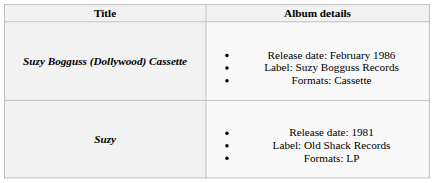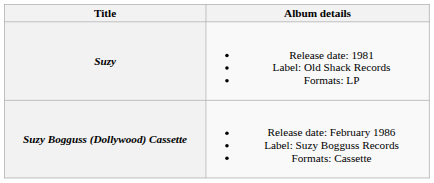rows swapped: (105, 139) <-> (105, 61)
